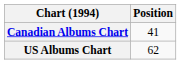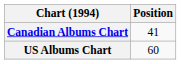(153, 50) 62 -> (153, 50) 60
